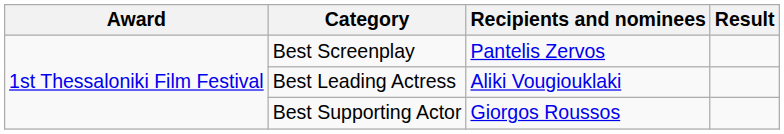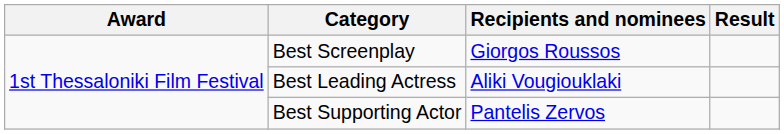(538, 50) Pantelis Zervos -> (545, 50) Giorgos Roussos
(545, 112) Giorgos Roussos -> (538, 112) Pantelis Zervos
